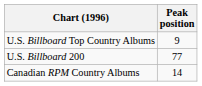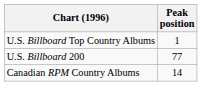(177, 40) 9 -> (177, 40) 1
